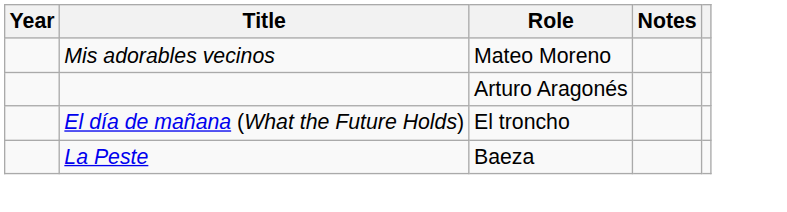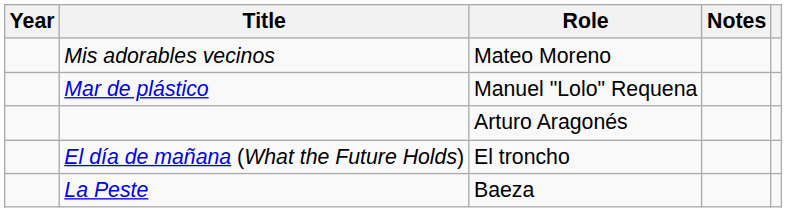+ row: (137, 88)
